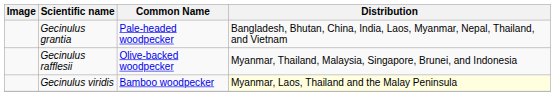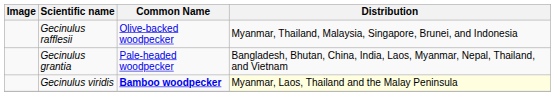rows swapped: (63, 61) <-> (63, 34)
(167, 83) normal -> (170, 83) bold
